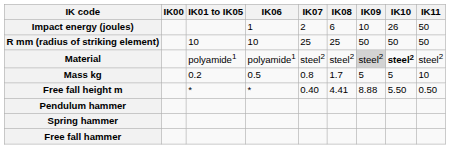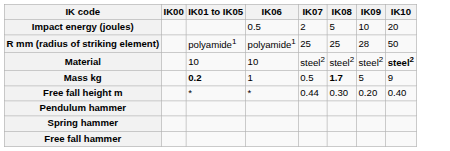- column: (431, 12)
(250, 27) 1 -> (254, 27) 0.5
(332, 27) 6 -> (332, 27) 5
(393, 27) 26 -> (393, 27) 20
(194, 42) 10 -> (212, 43) polyamide1
(253, 42) 10 -> (272, 43) polyamide1
(364, 42) 50 -> (364, 43) 28
(212, 59) polyamide1 -> (194, 61) 10
(272, 59) polyamide1 -> (253, 61) 10
(371, 59) lightgrey background -> (371, 61) no background
(195, 75) normal -> (195, 78) bold
(254, 75) 0.5 -> (250, 78) 1
(307, 75) 0.8 -> (307, 78) 0.5
(336, 75) normal -> (336, 78) bold
(390, 75) 5 -> (390, 78) 9
(310, 90) 0.40 -> (310, 93) 0.44
(339, 90) 4.41 -> (339, 93) 0.30
(368, 90) 8.88 -> (368, 93) 0.20
(397, 90) 5.50 -> (397, 93) 0.40
